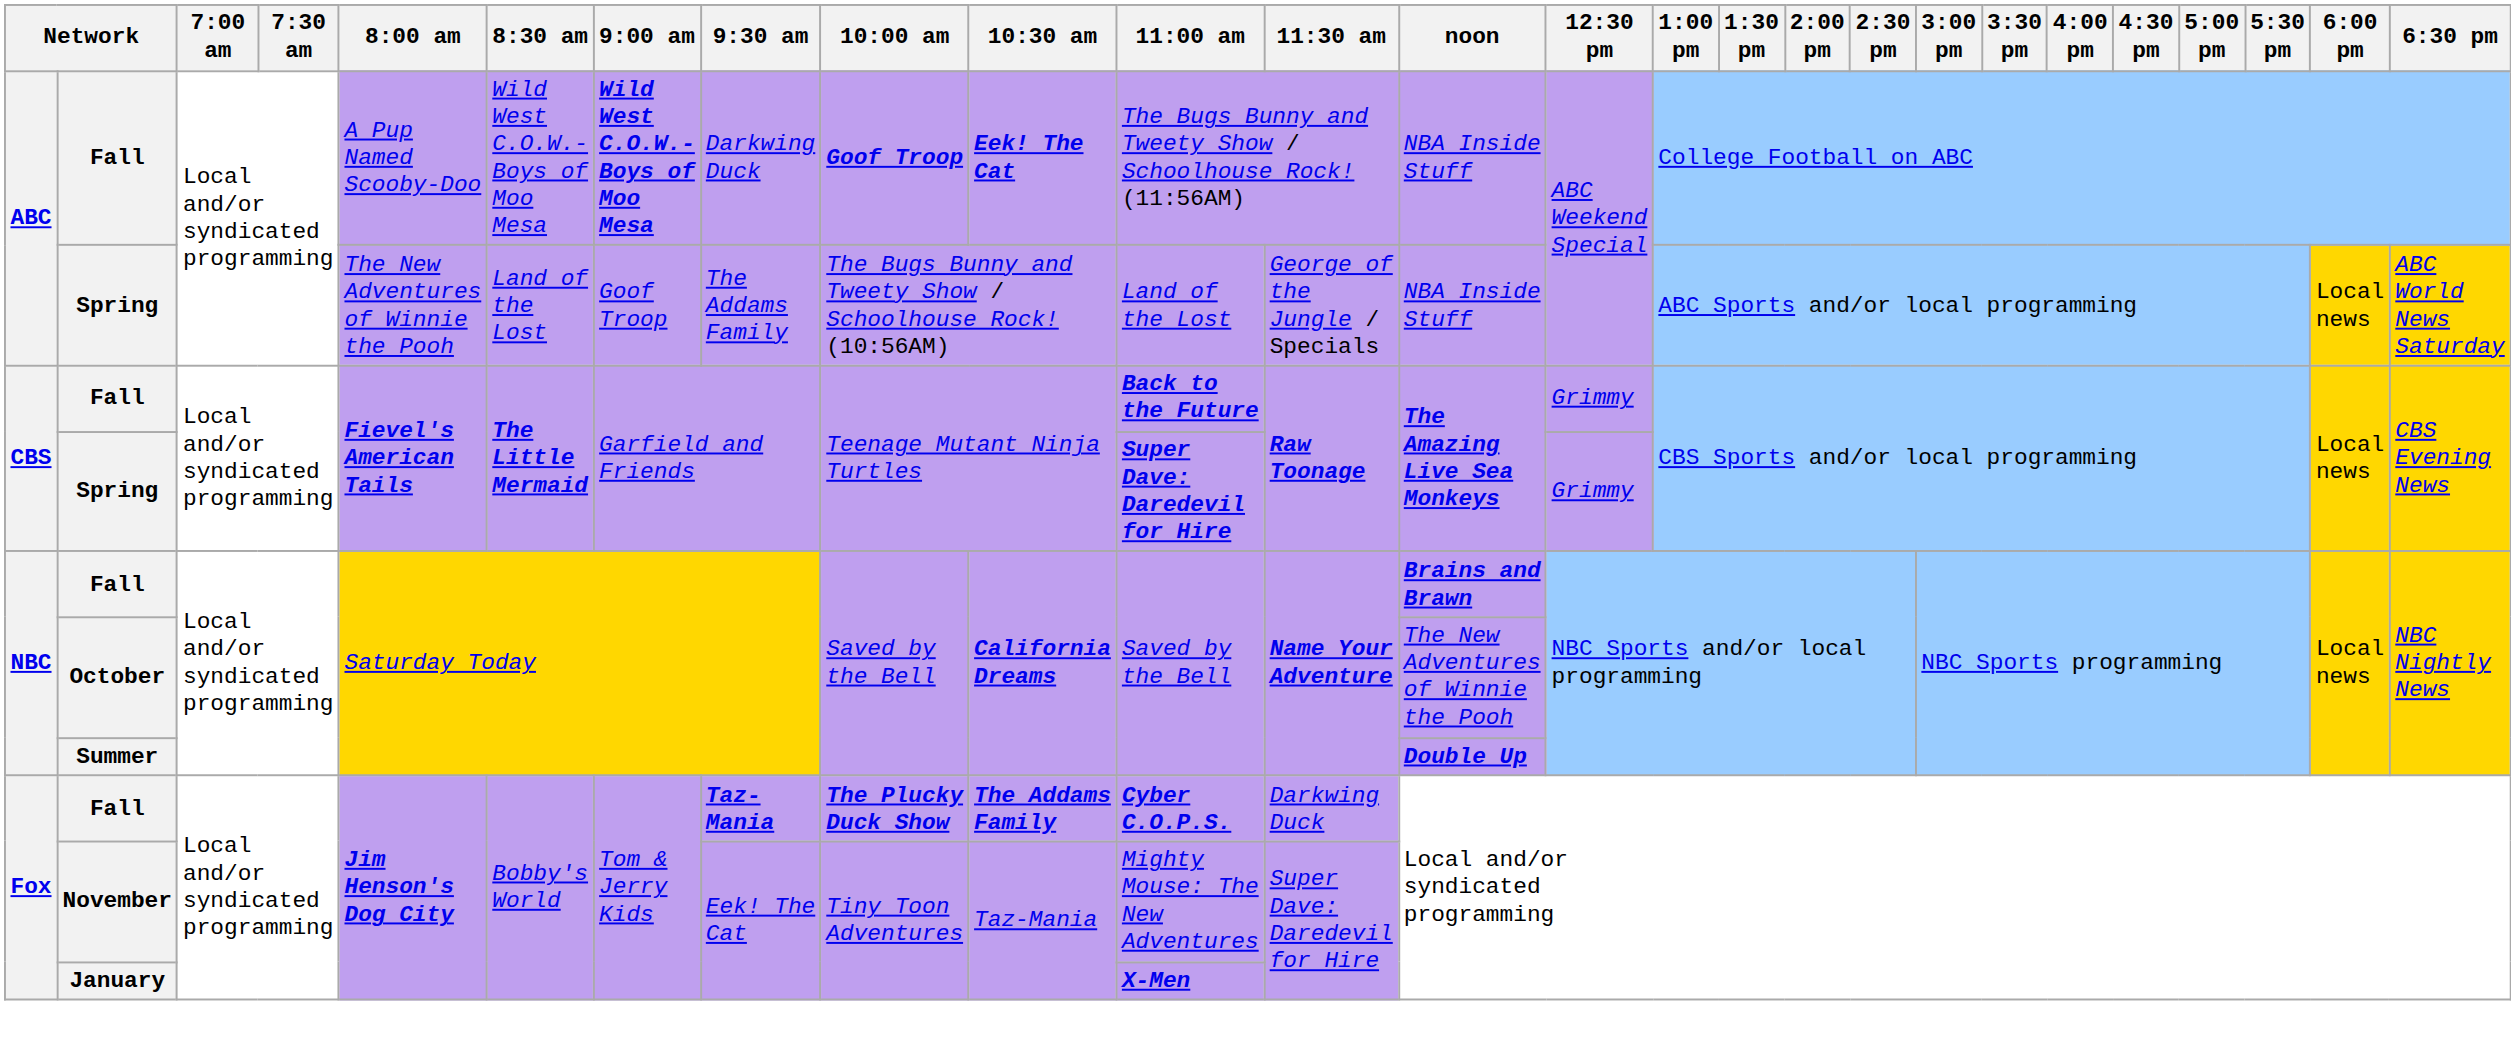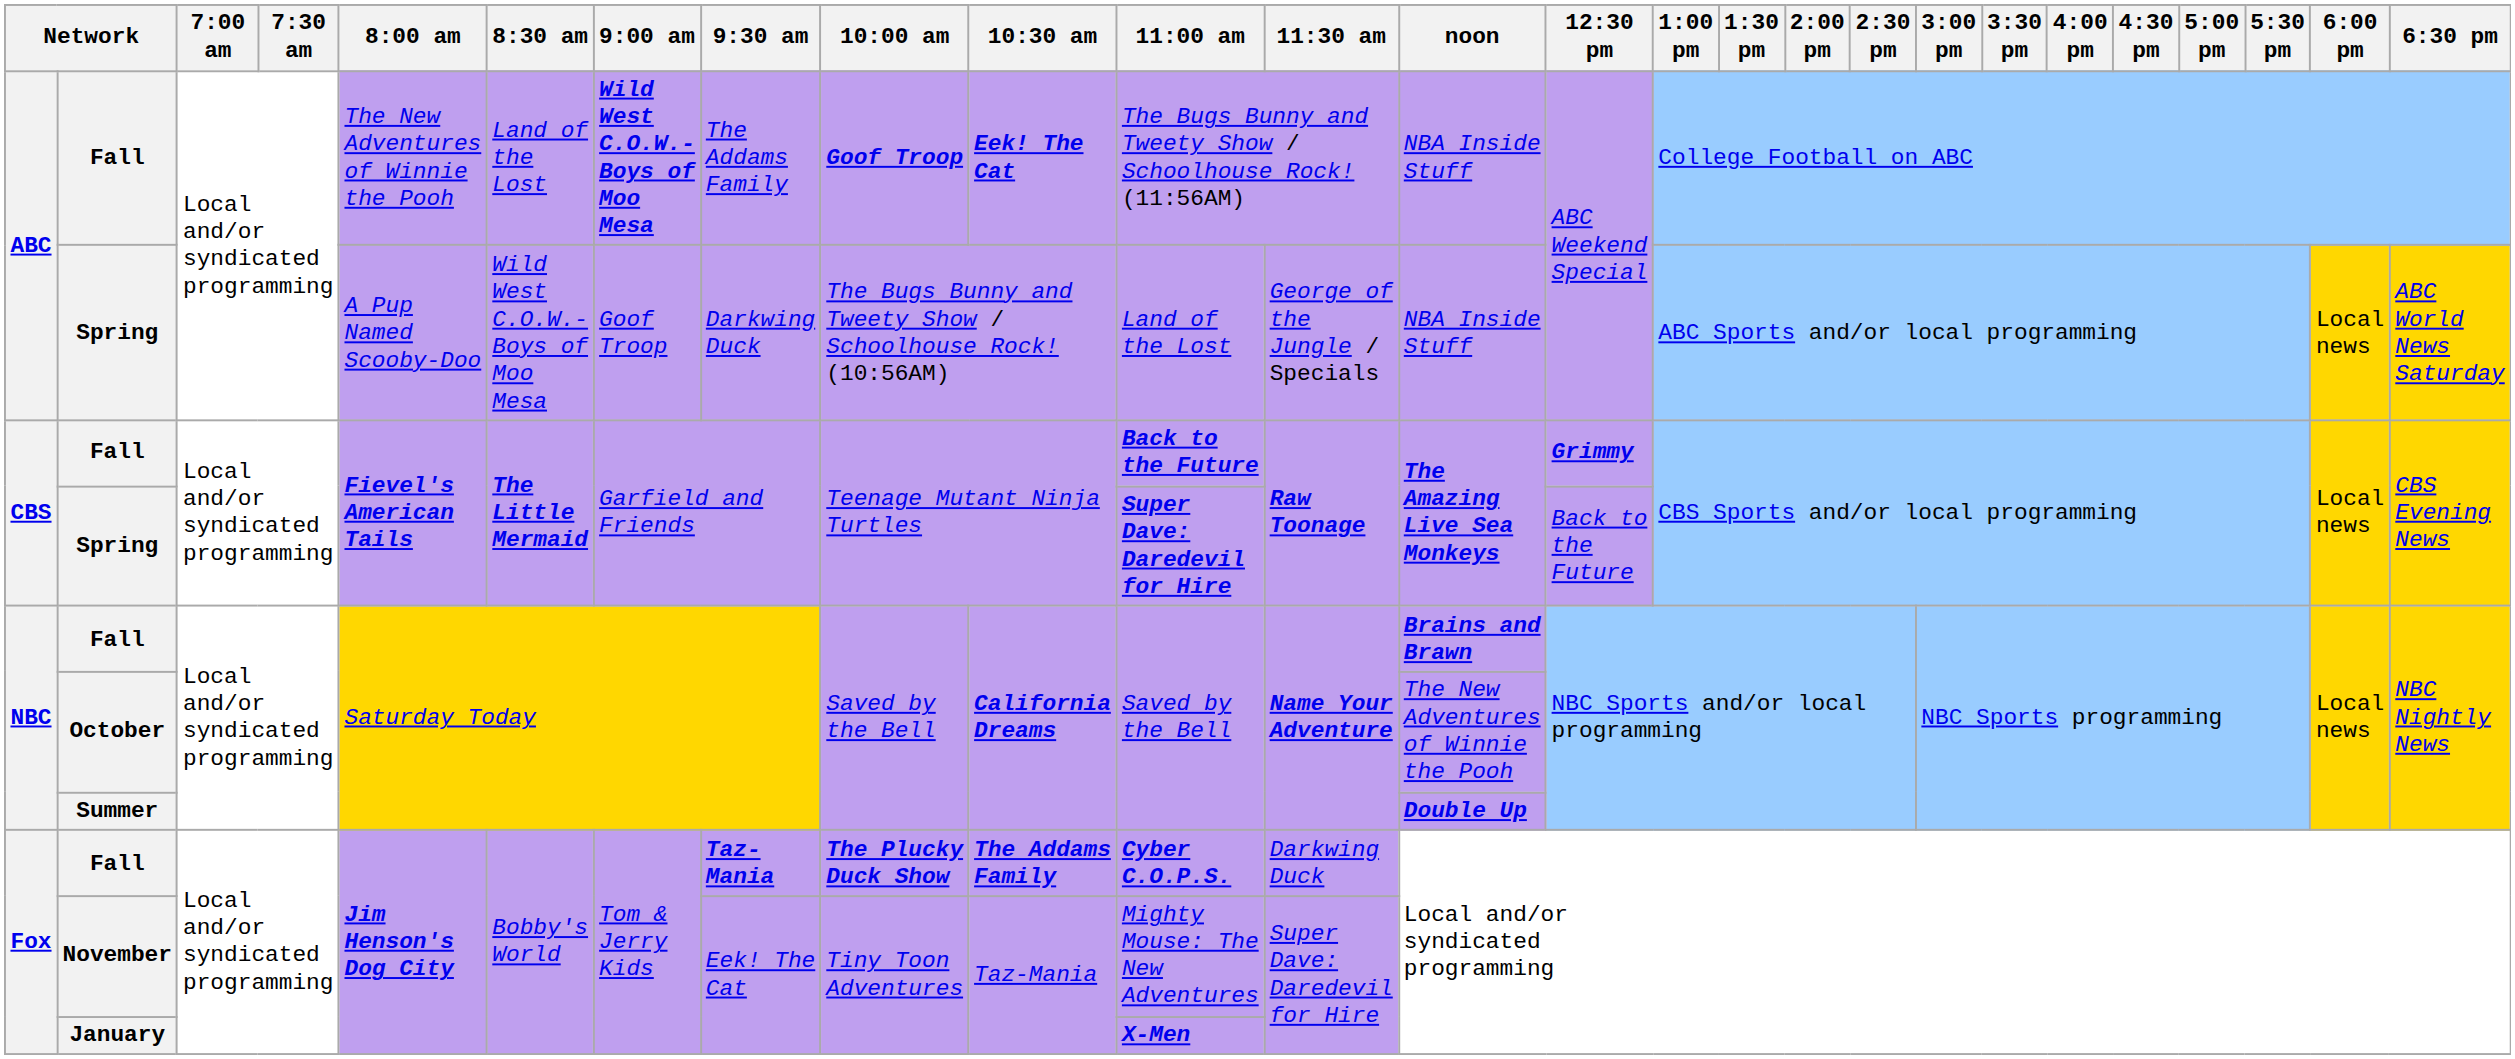(413, 158) A Pup Named Scooby-Doo -> (413, 158) The New Adventures of Winnie the Pooh
(540, 158) Wild West C.O.W.-Boys of Moo Mesa -> (540, 158) Land of the Lost
(761, 158) Darkwing Duck -> (747, 158) The Addams Family
(413, 305) The New Adventures of Winnie the Pooh -> (413, 333) A Pup Named Scooby-Doo
(540, 305) Land of the Lost -> (540, 333) Wild West C.O.W.-Boys of Moo Mesa
(747, 305) The Addams Family -> (761, 333) Darkwing Duck
(1593, 398) normal -> (1593, 453) bold
(1593, 491) Grimmy -> (1599, 546) Back to the Future
